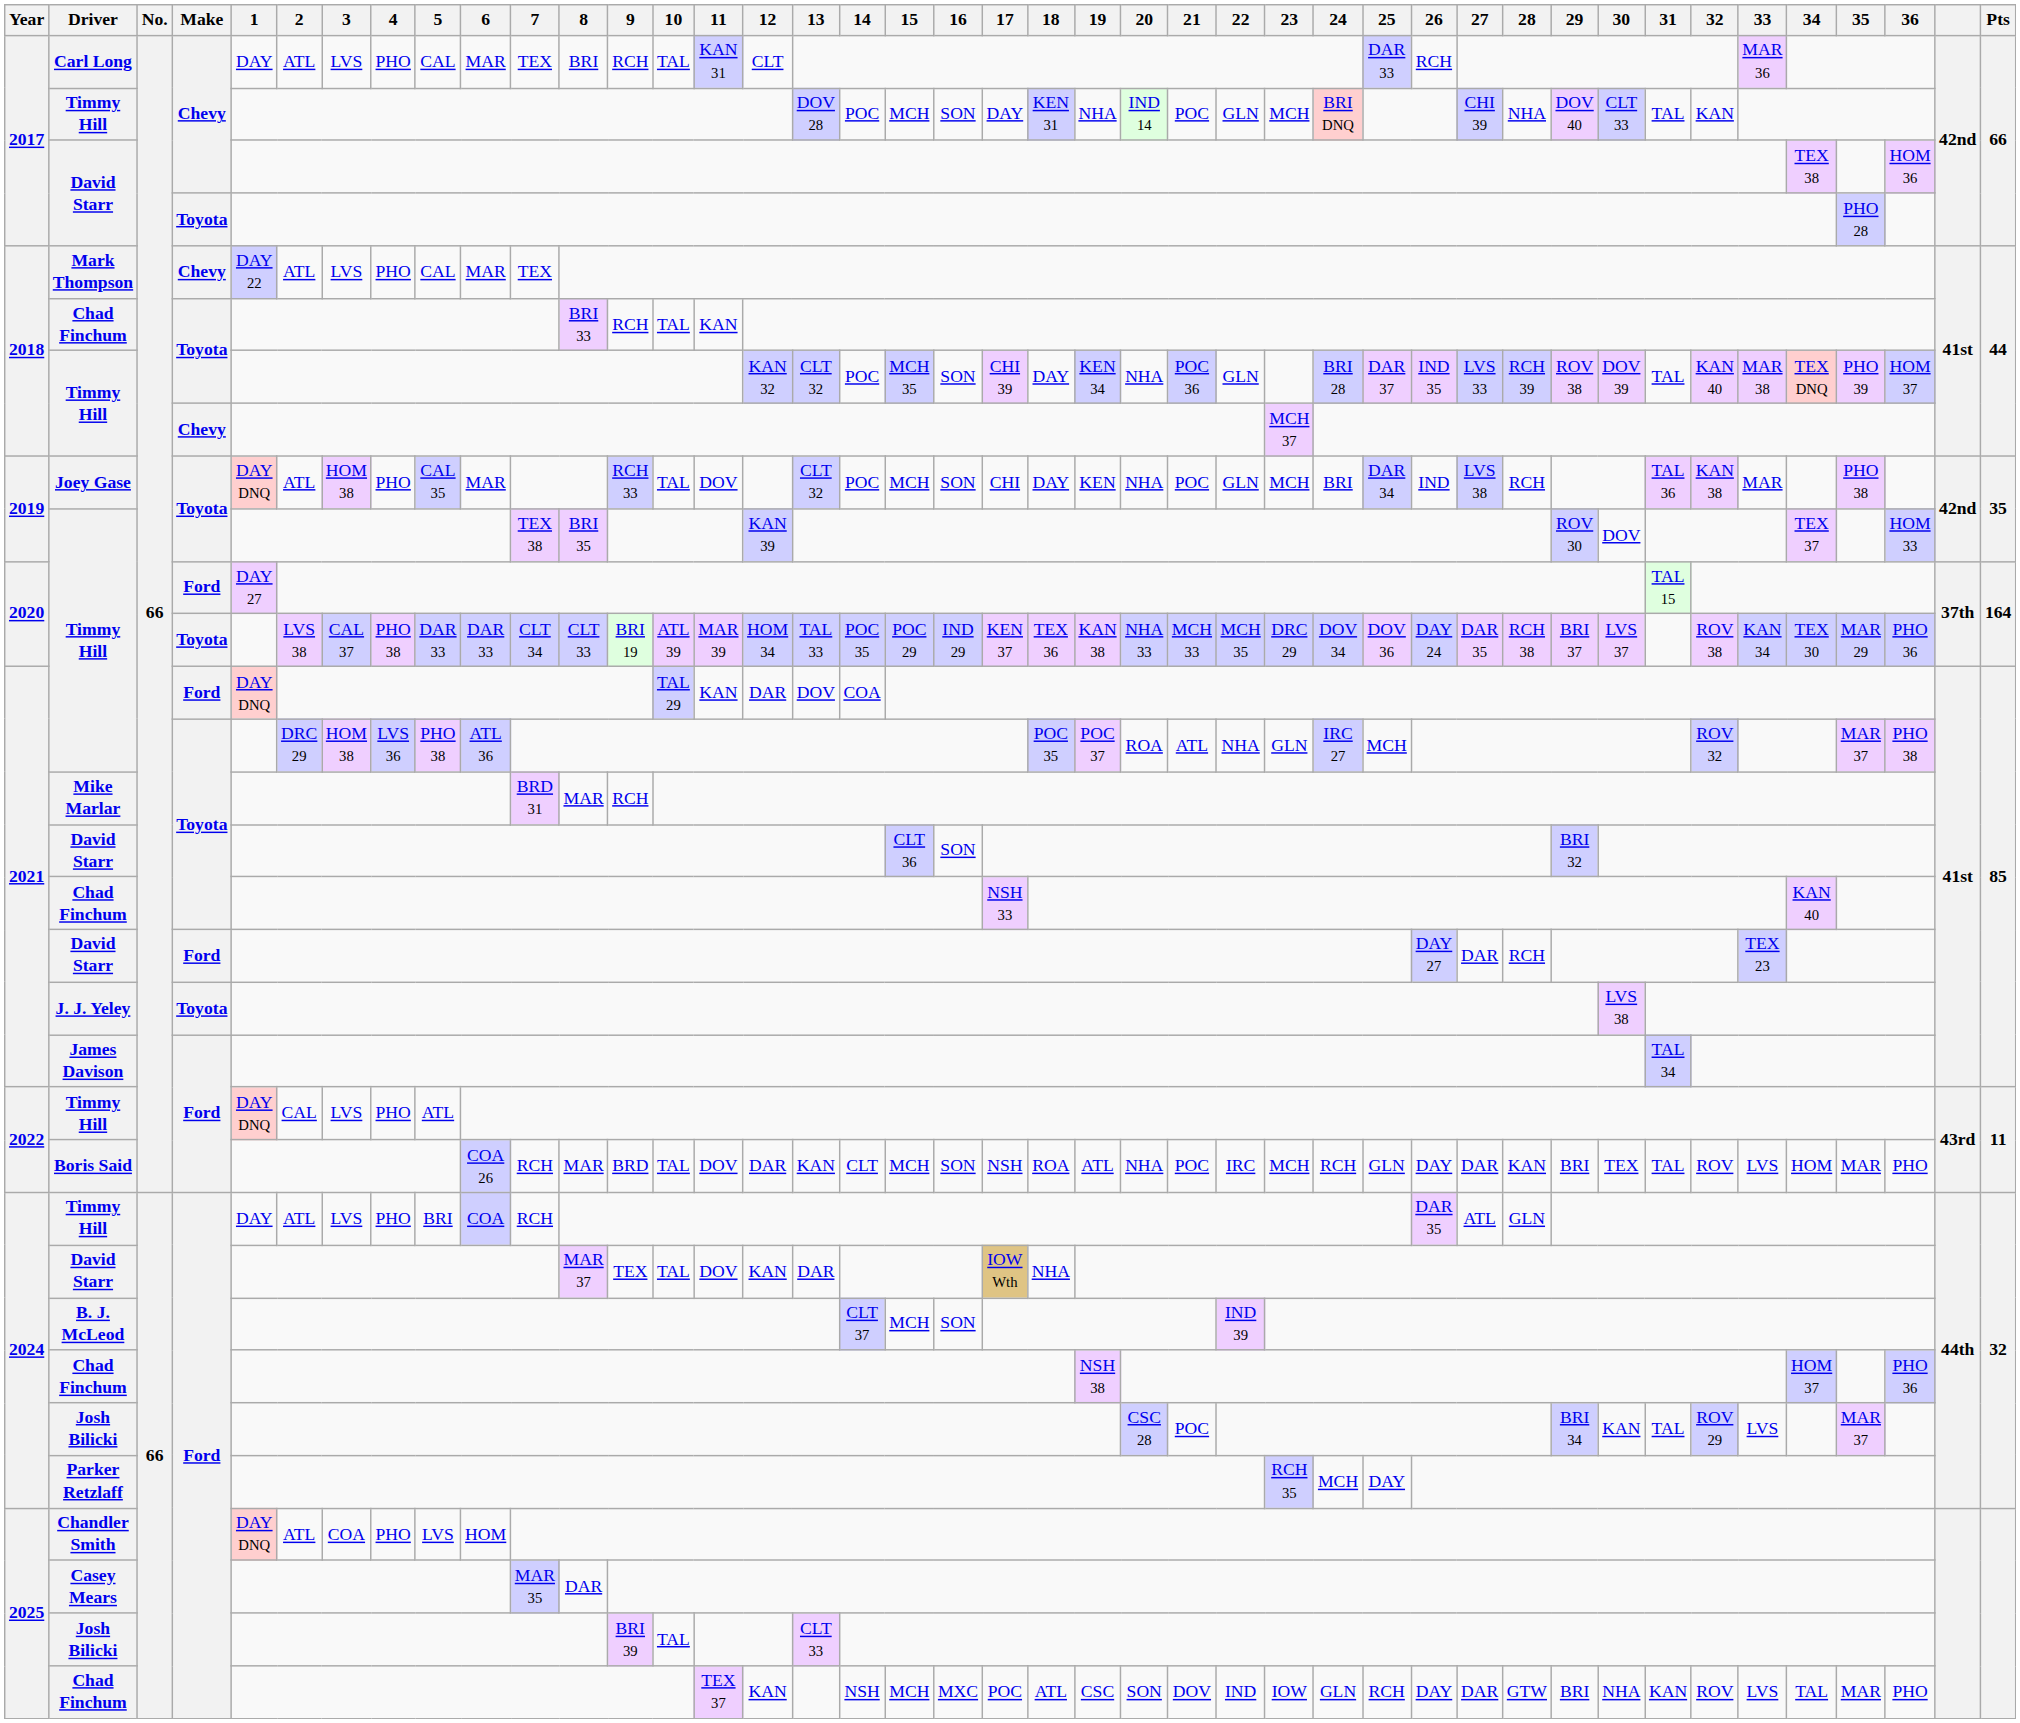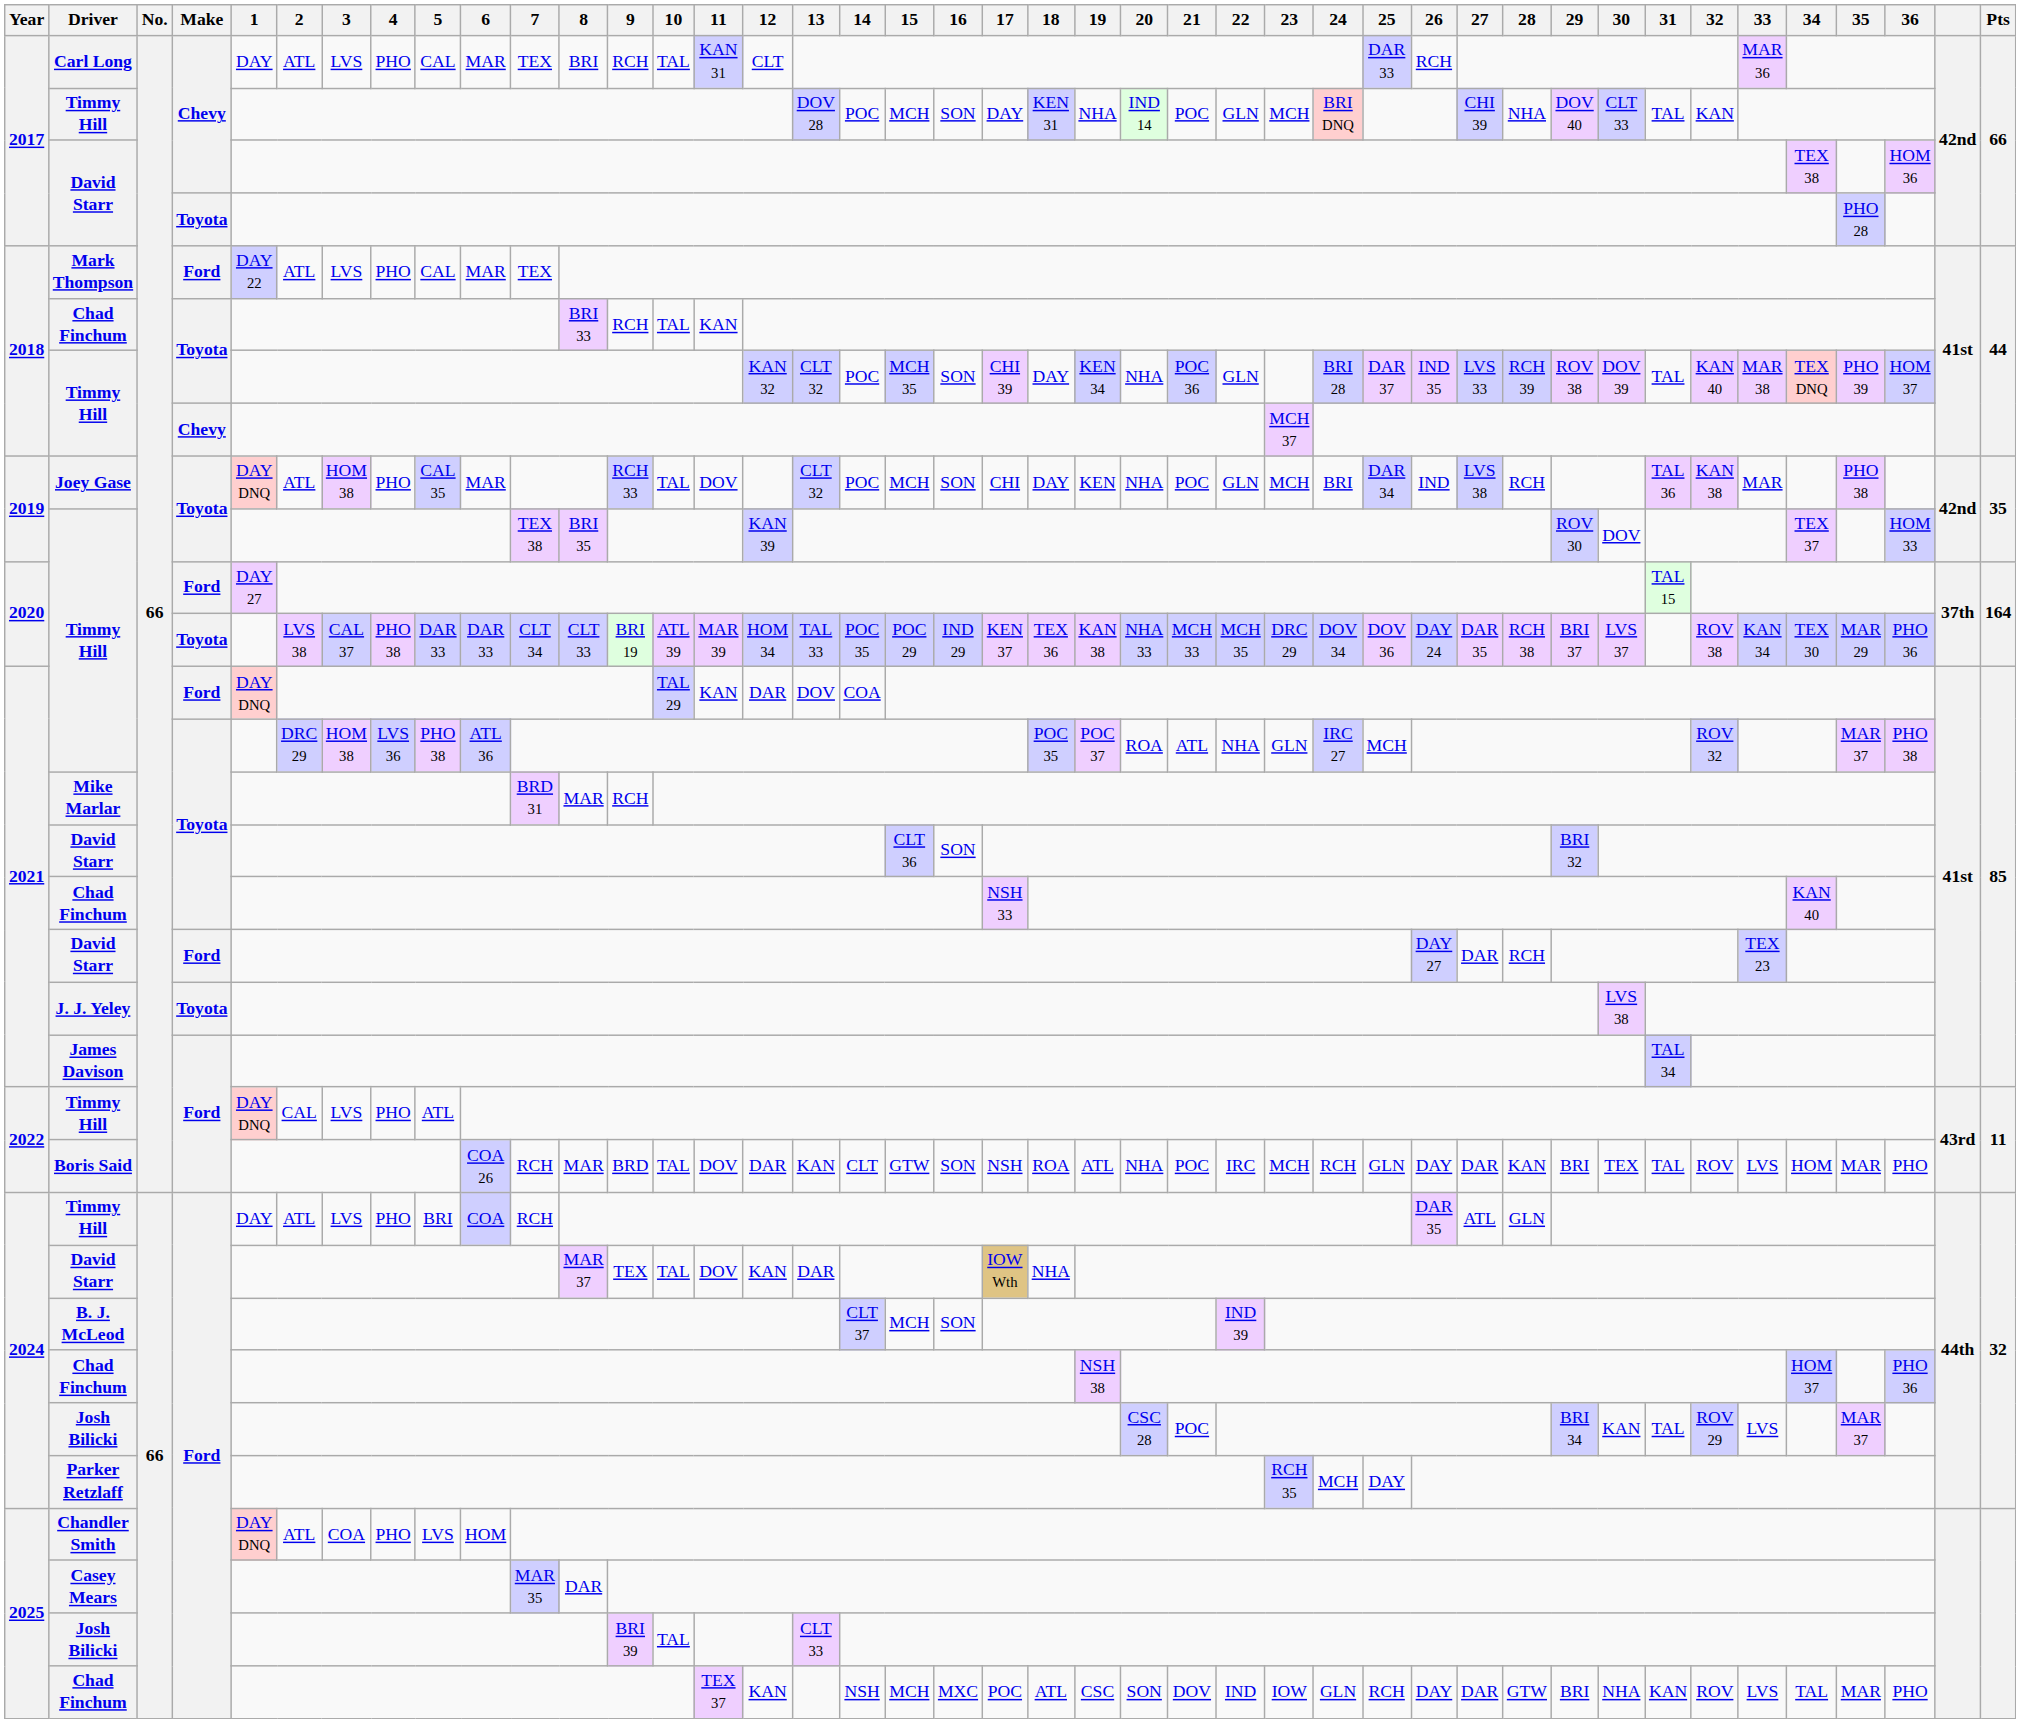(202, 271) Chevy -> (202, 271) Ford
(909, 1165) MCH -> (909, 1165) GTW
